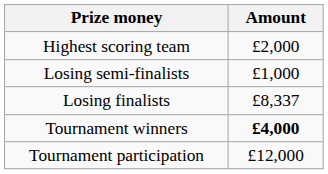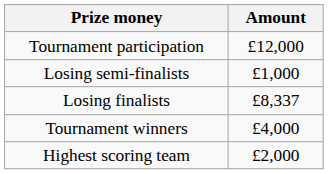rows swapped: (117, 155) <-> (117, 45)
(276, 127) bold -> (276, 127) normal
